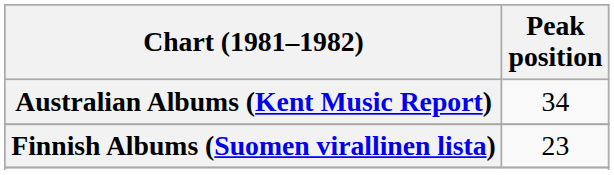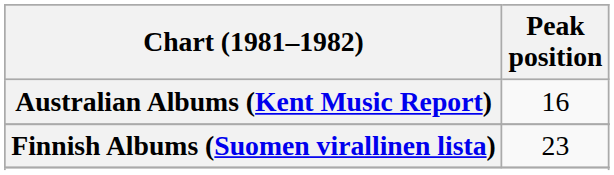(555, 101) 34 -> (555, 101) 16
